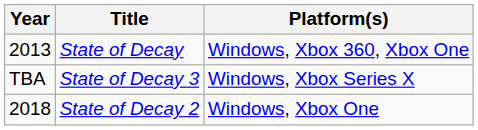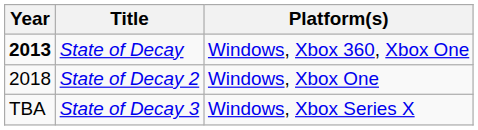(30, 49) normal -> (30, 49) bold
rows swapped: (129, 109) <-> (129, 79)
